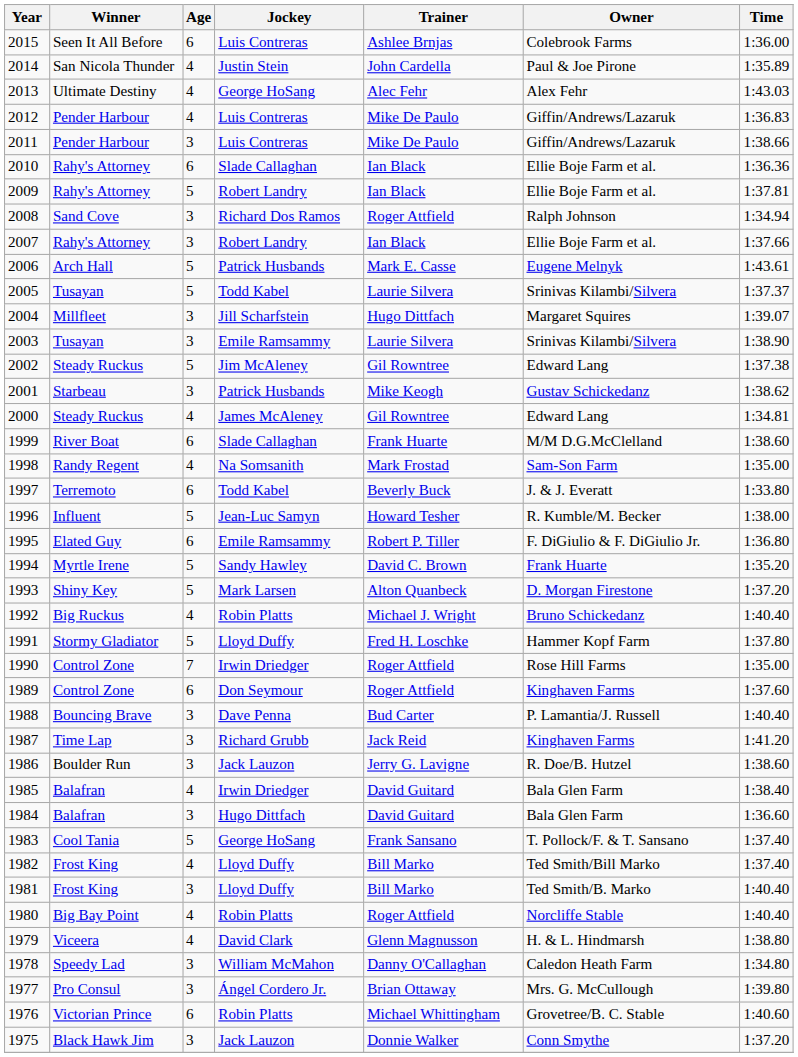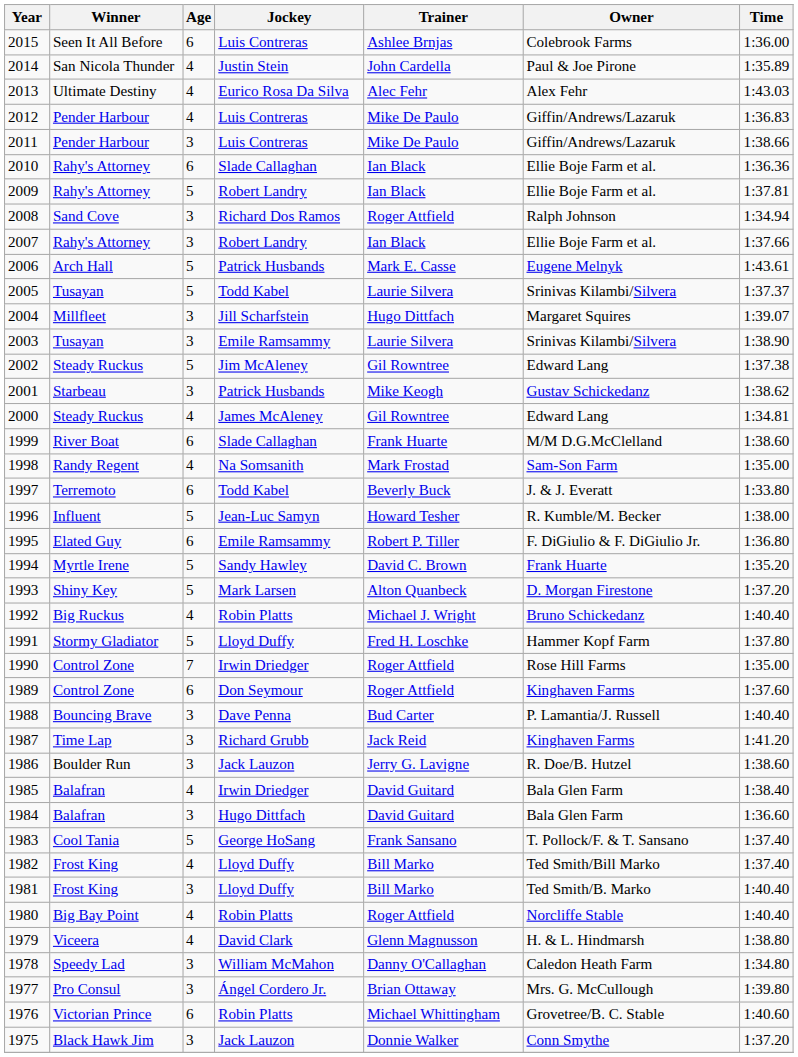(267, 92) George HoSang -> (284, 92) Eurico Rosa Da Silva
